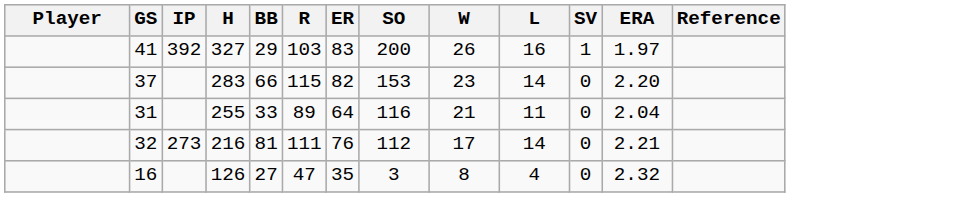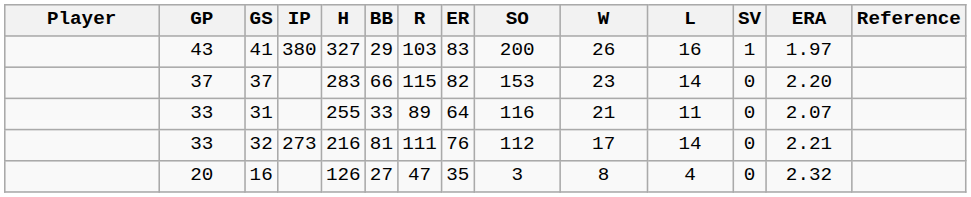+ column: (202, 21)
(184, 52) 392 -> (299, 52) 380
(637, 114) 2.04 -> (809, 114) 2.07
